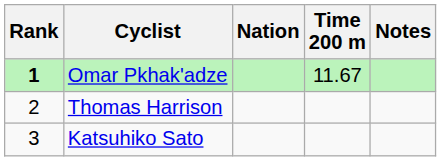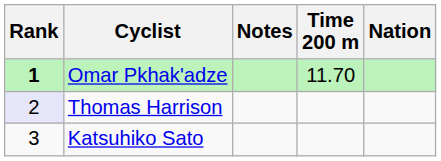columns swapped: (268, 31) <-> (403, 31)
(337, 75) 11.67 -> (331, 75) 11.70
(34, 107) no background -> (34, 107) lavender background
